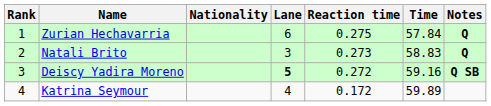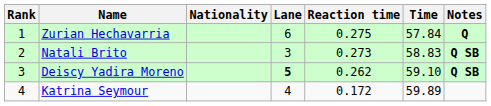(465, 53) Q -> (465, 53) Q SB
(354, 72) 0.272 -> (354, 72) 0.262
(424, 72) 59.16 -> (424, 72) 59.10
